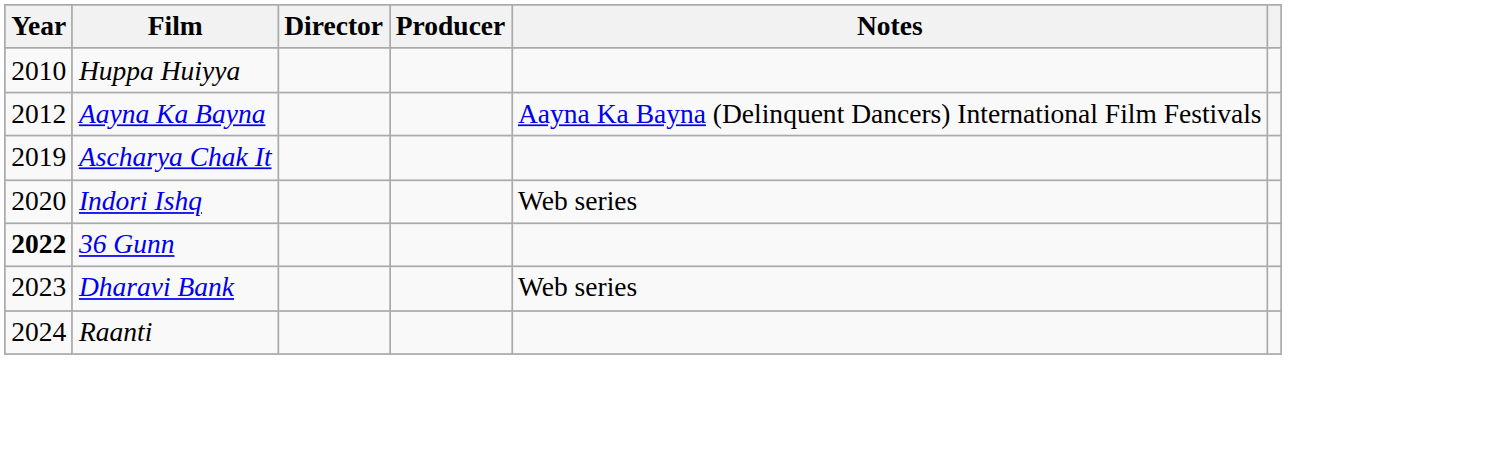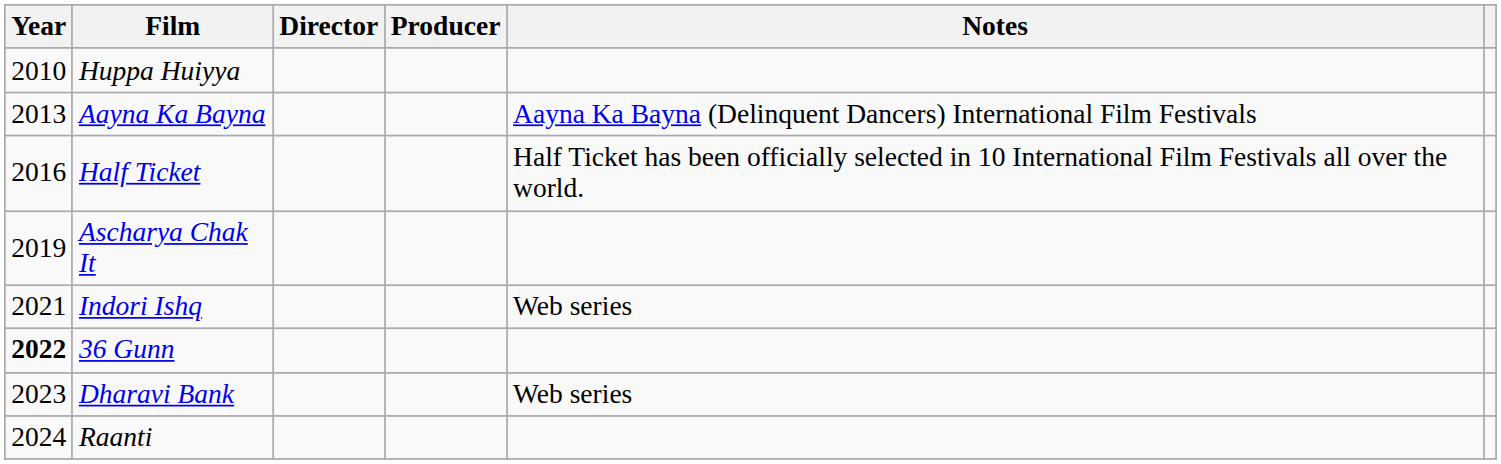(39, 113) 2012 -> (39, 113) 2013
+ row: (140, 172)
(39, 200) 2020 -> (39, 306) 2021
